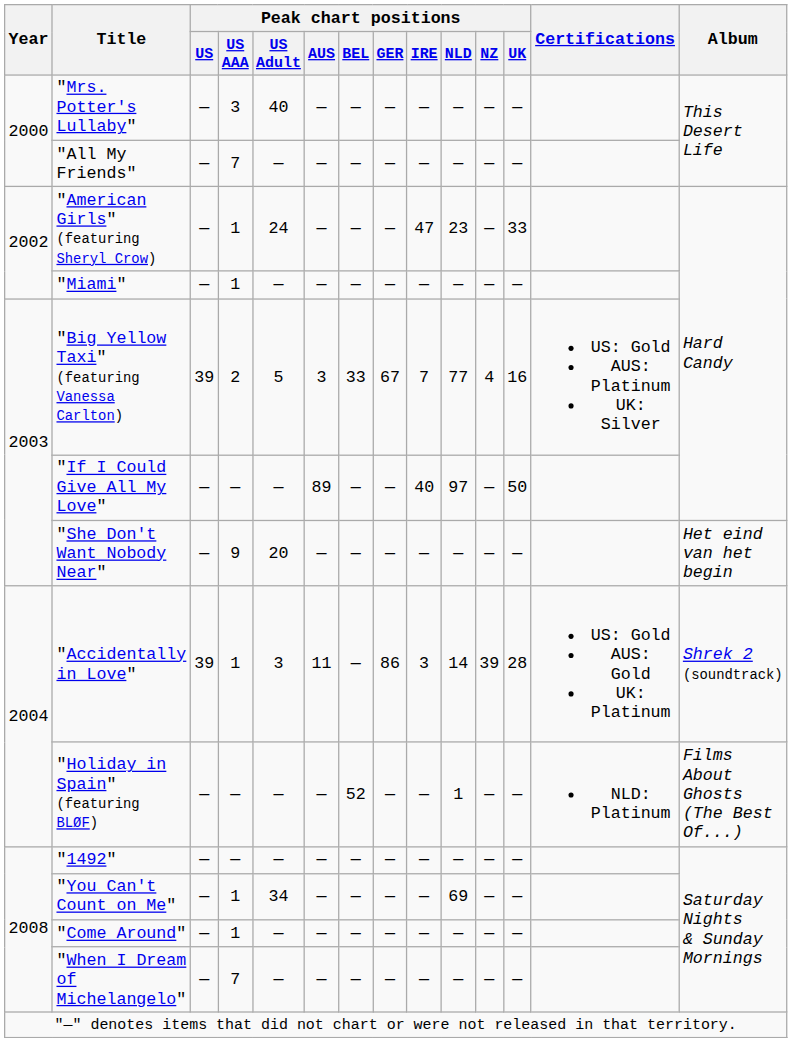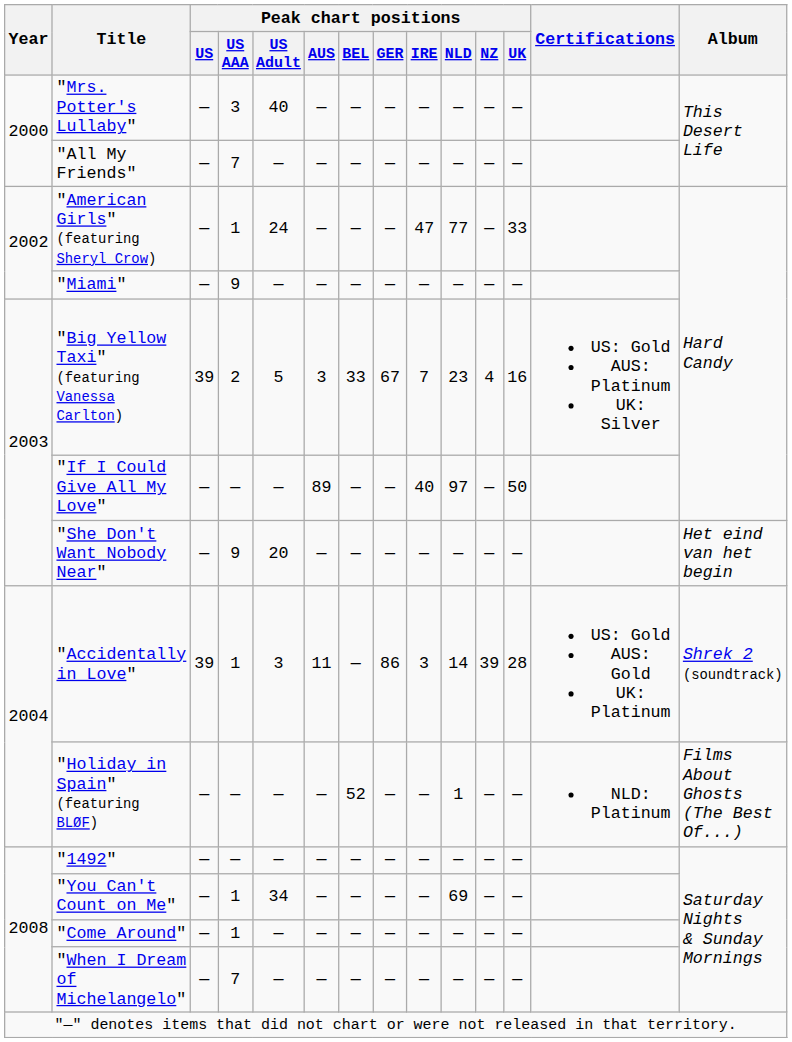(458, 229) 23 -> (458, 229) 77
(235, 285) 1 -> (235, 285) 9
(458, 377) 77 -> (458, 377) 23
